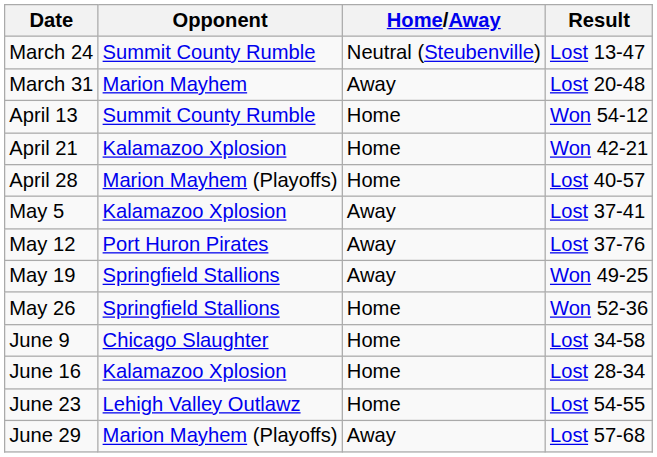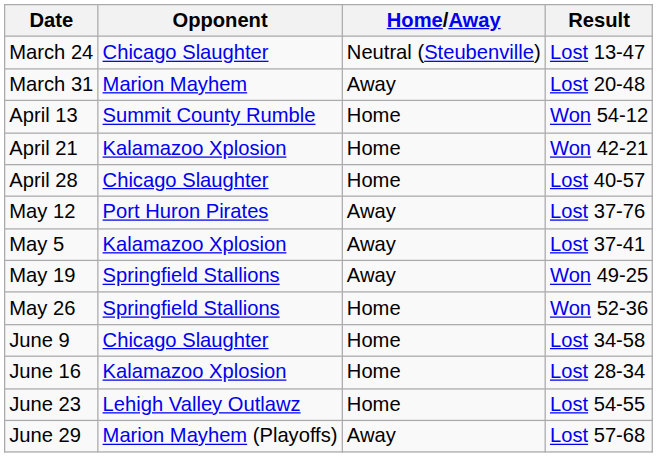(209, 52) Summit County Rumble -> (186, 52) Chicago Slaughter
(220, 180) Marion Mayhem (Playoffs) -> (186, 180) Chicago Slaughter
rows swapped: (37, 212) <-> (42, 244)
